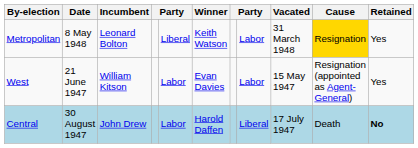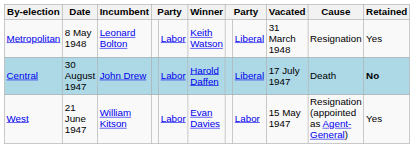(175, 38) Liberal -> (173, 38) Labor
(252, 38) Labor -> (250, 38) Liberal
(340, 38) gold background -> (336, 38) no background
rows swapped: (22, 124) <-> (18, 81)
